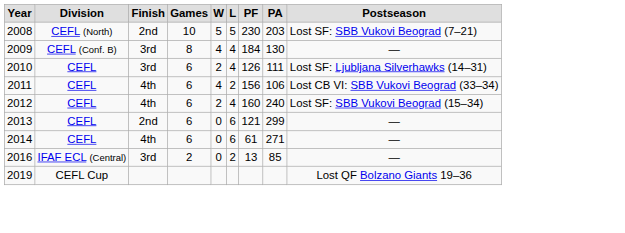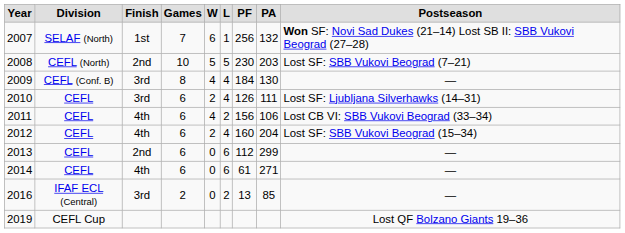+ row: (20, 37)
(275, 103) 240 -> (269, 134) 204
(251, 121) 121 -> (245, 152) 112
